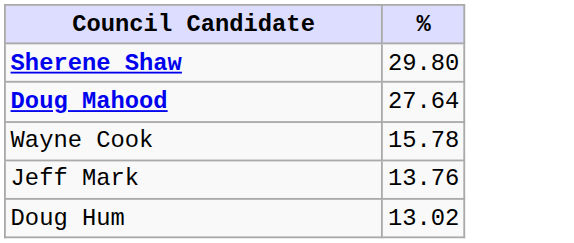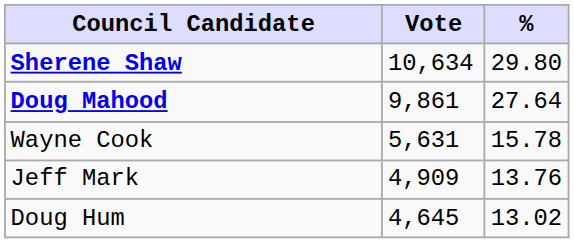+ column: (434, 24)
